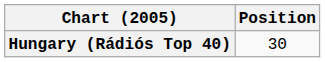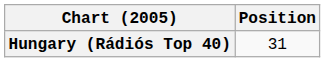(277, 44) 30 -> (277, 44) 31
